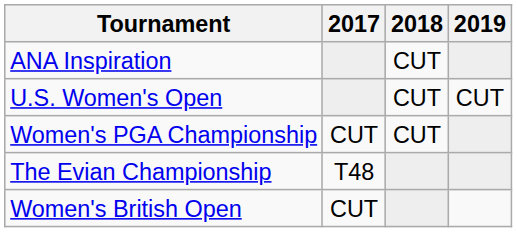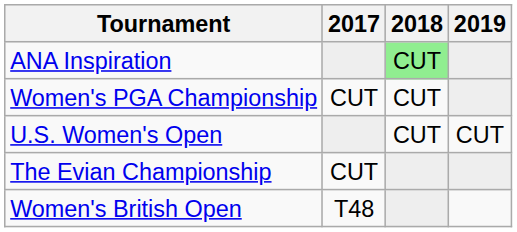(417, 61) no background -> (417, 61) lightgreen background
rows swapped: (116, 98) <-> (164, 135)
(354, 172) T48 -> (354, 172) CUT
(354, 209) CUT -> (354, 209) T48
